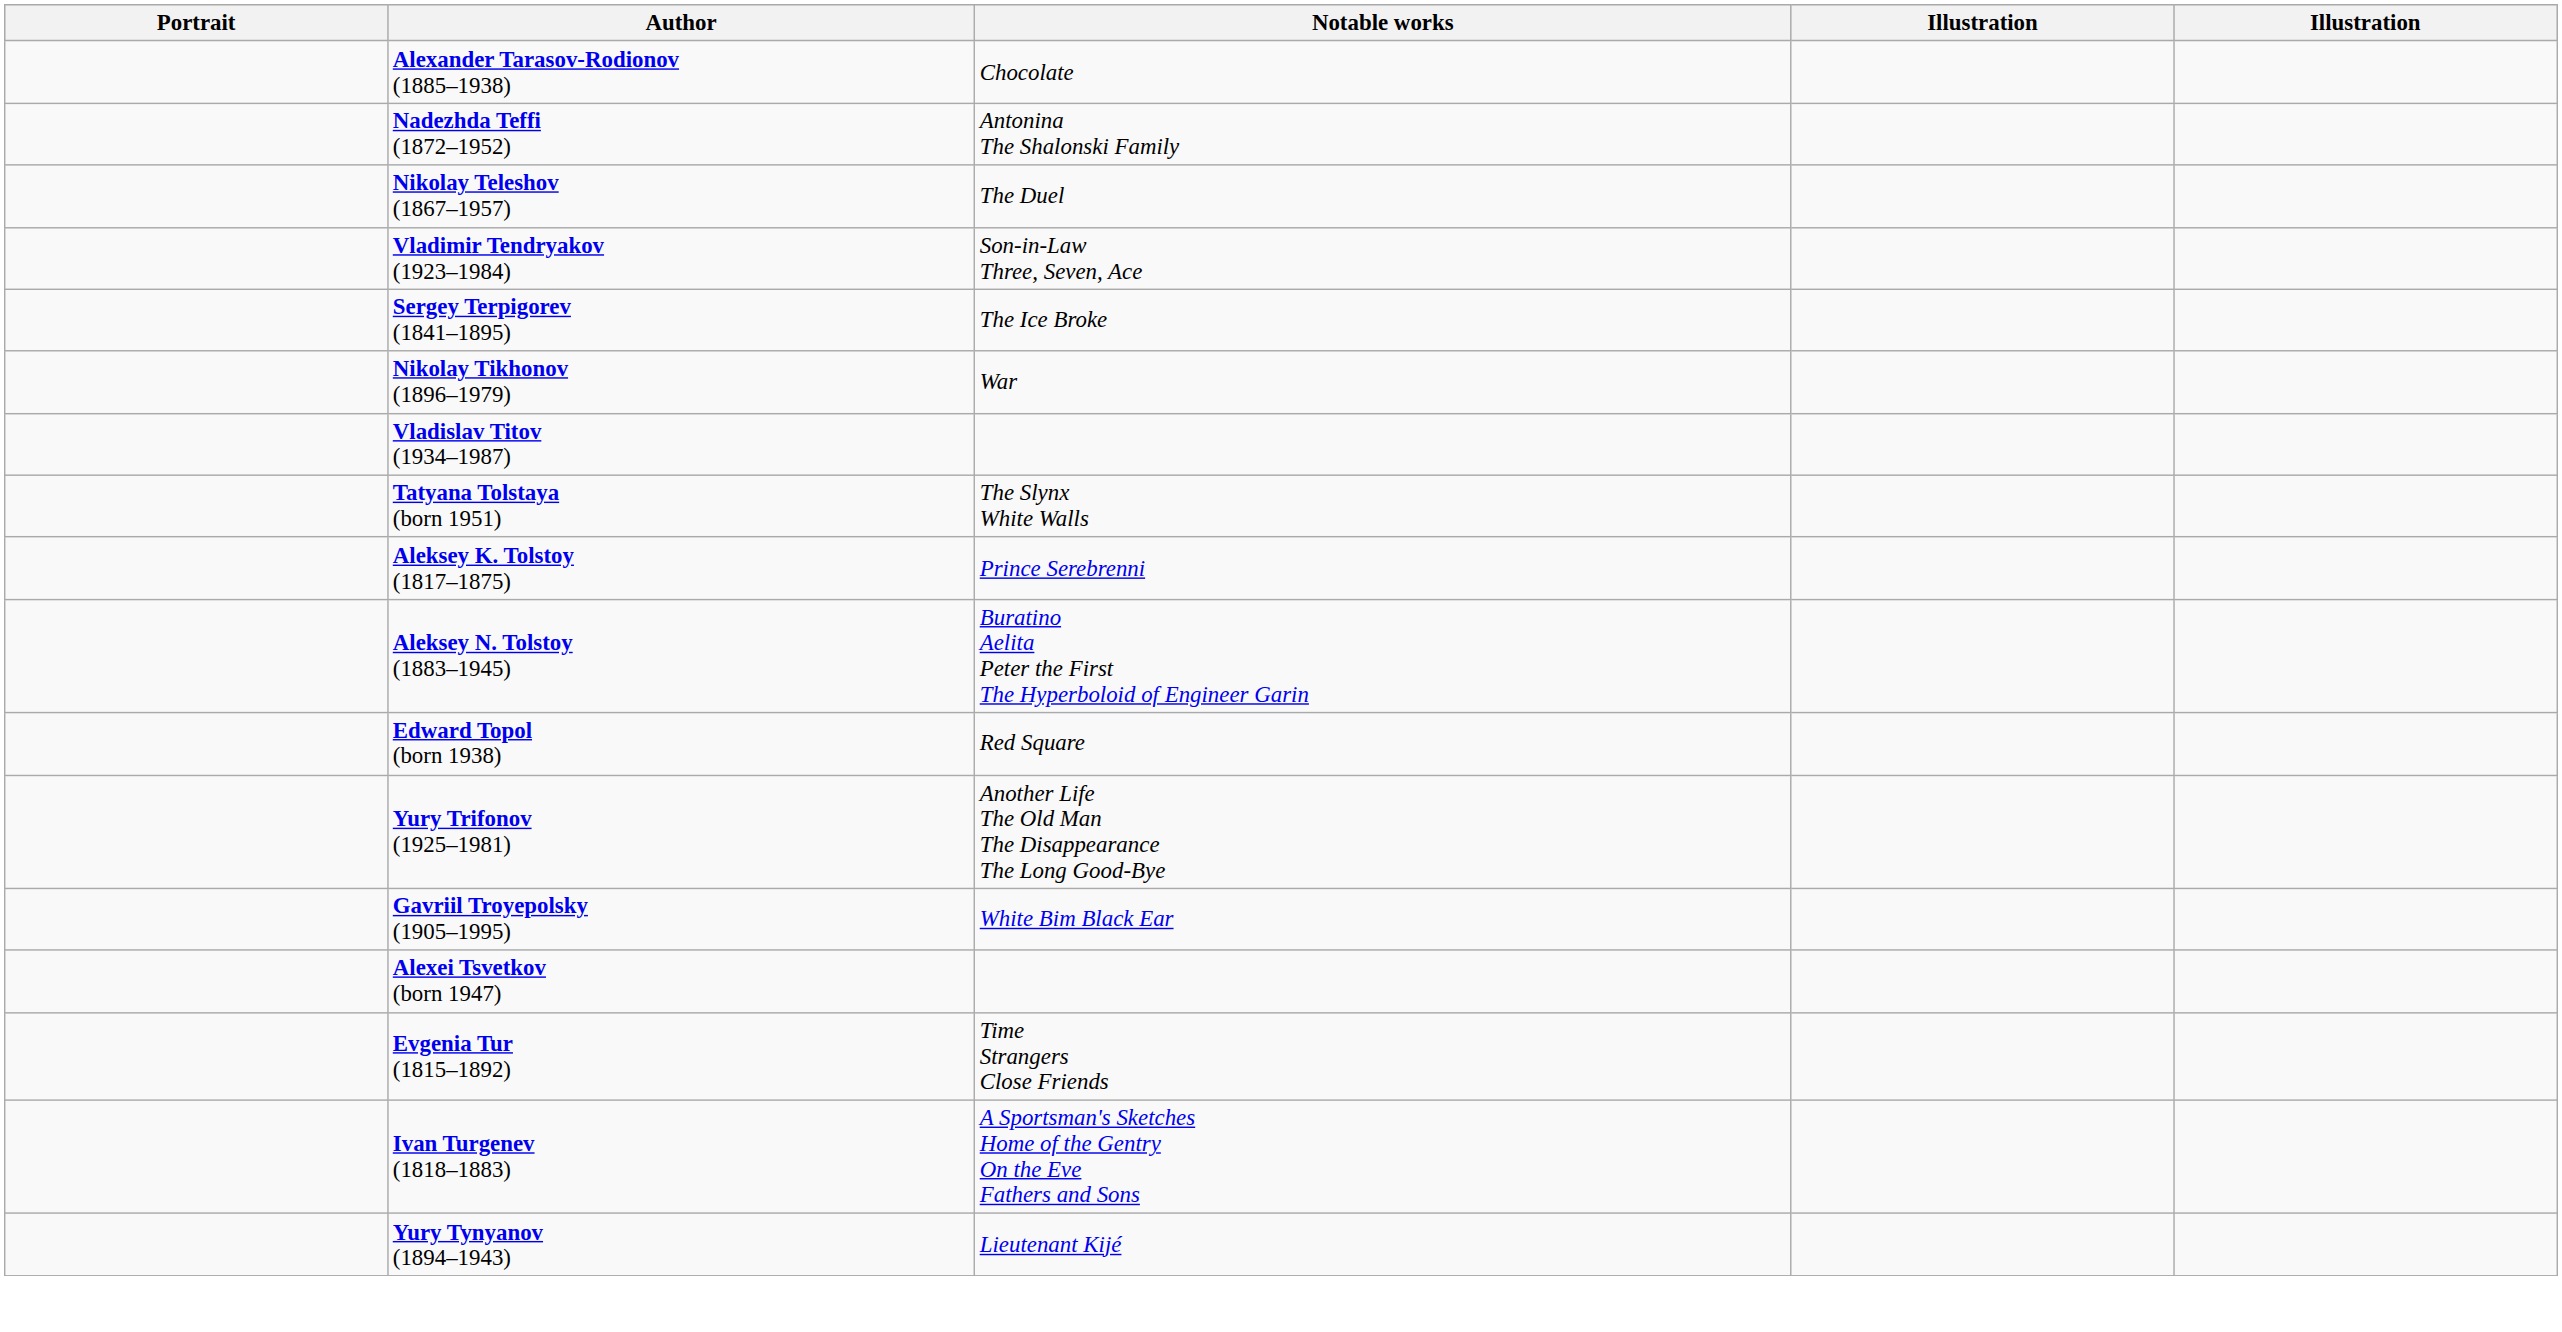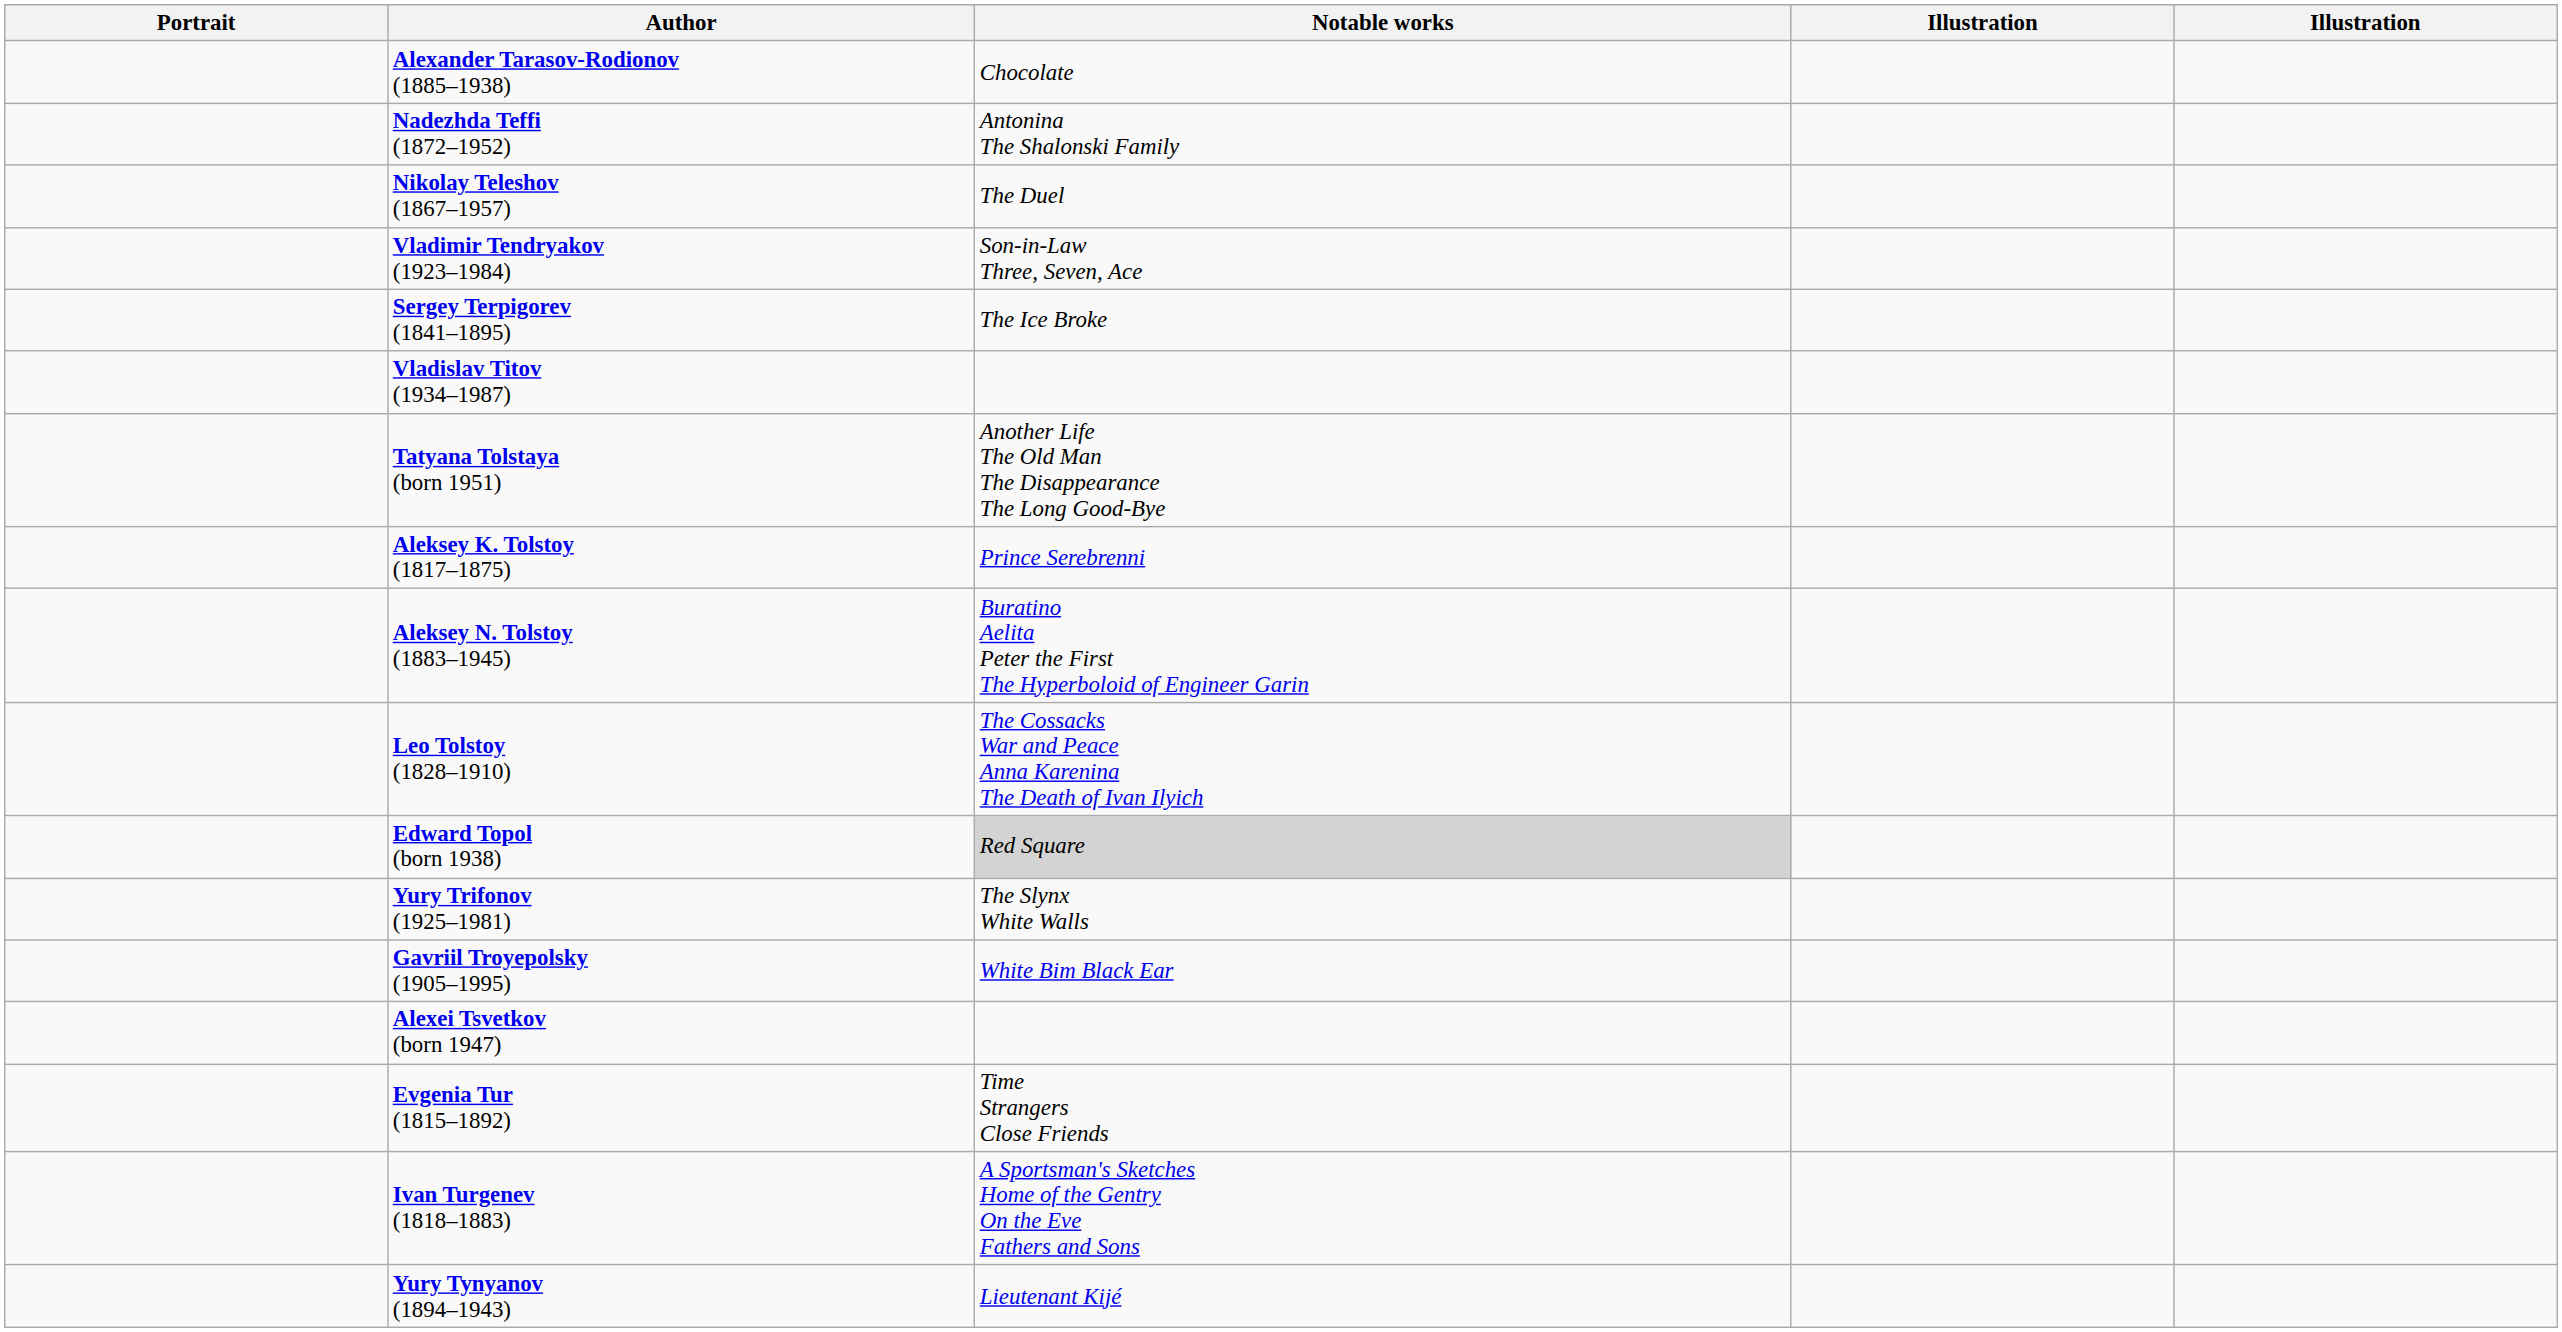- row: (480, 381)
(1034, 505) The Slynx White Walls -> (1073, 469) Another Life The Old Man The Disappearance The Long Good-Bye
+ row: (452, 758)
(1032, 743) no background -> (1032, 846) lightgrey background
(1073, 831) Another Life The Old Man The Disappearance The Long Good-Bye -> (1034, 908) The Slynx White Walls
